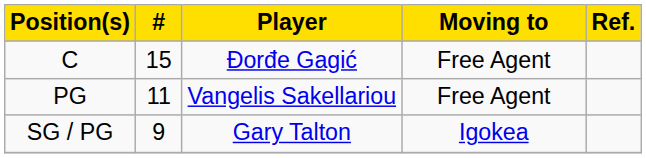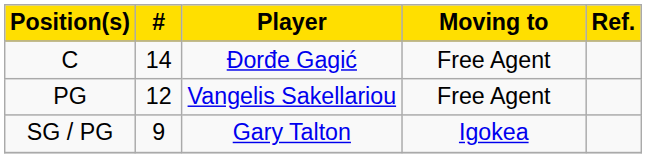(159, 59) 15 -> (159, 59) 14
(159, 96) 11 -> (159, 96) 12
